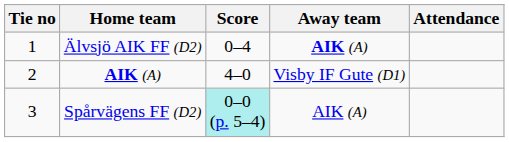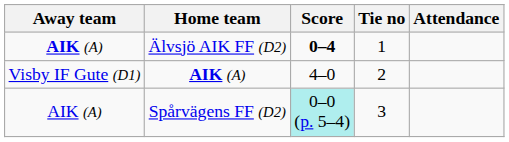columns swapped: (32, 18) <-> (339, 18)
(238, 46) normal -> (322, 46) bold
